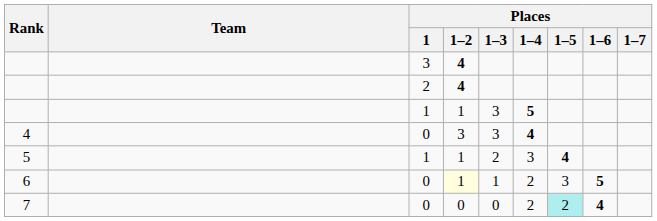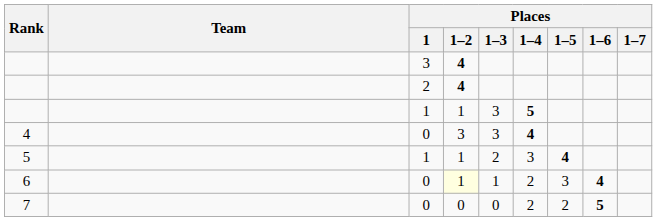(600, 181) 5 -> (600, 181) 4
(565, 205) paleturquoise background -> (565, 205) no background
(600, 205) 4 -> (600, 205) 5
